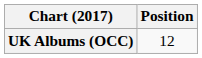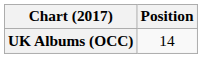(167, 41) 12 -> (167, 41) 14
